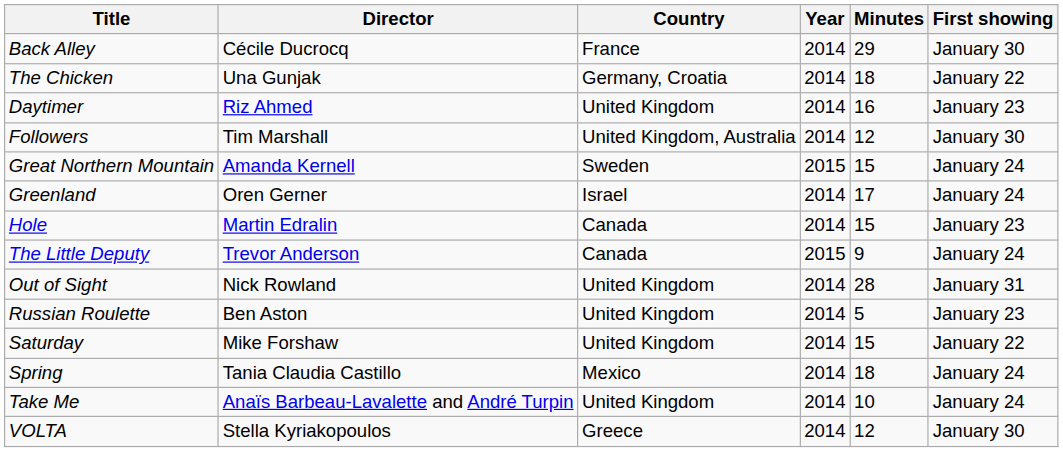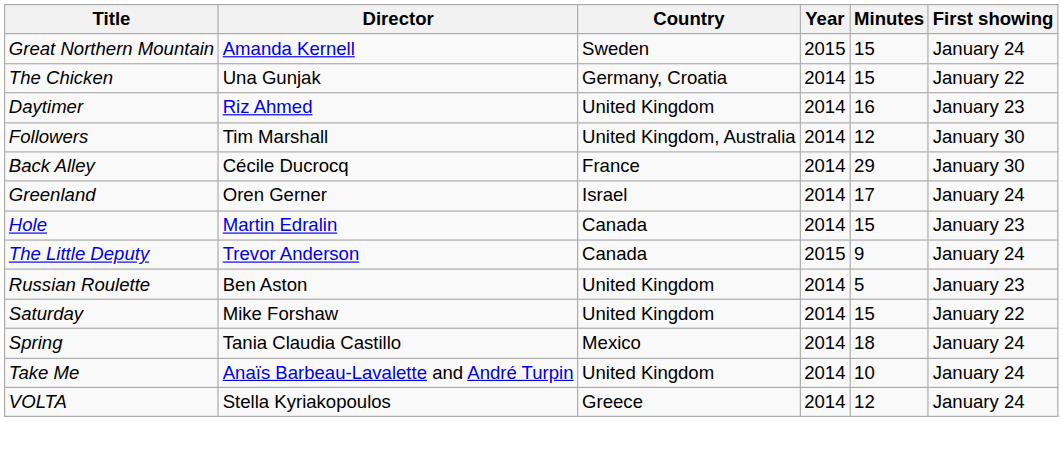rows swapped: (52, 48) <-> (112, 166)
(864, 78) 18 -> (864, 78) 15
- row: (58, 284)
(979, 431) January 30 -> (979, 401) January 24
